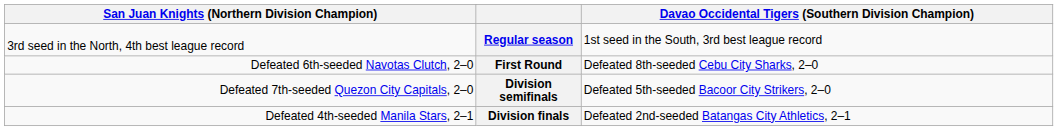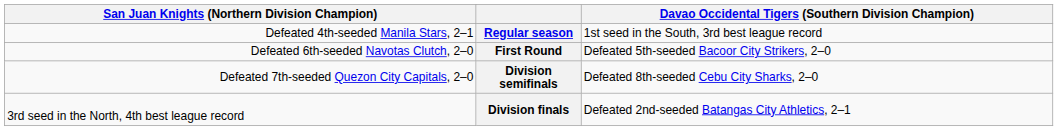(126, 46) 3rd seed in the North, 4th best league record -> (369, 33) Defeated 4th-seeded Manila Stars, 2–1
(701, 65) Defeated 8th-seeded Cebu City Sharks, 2–0 -> (707, 52) Defeated 5th-seeded Bacoor City Strikers, 2–0
(707, 91) Defeated 5th-seeded Bacoor City Strikers, 2–0 -> (701, 78) Defeated 8th-seeded Cebu City Sharks, 2–0
(369, 116) Defeated 4th-seeded Manila Stars, 2–1 -> (126, 116) 3rd seed in the North, 4th best league record
